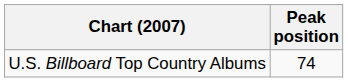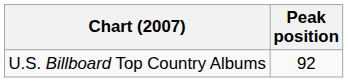(306, 63) 74 -> (306, 63) 92
